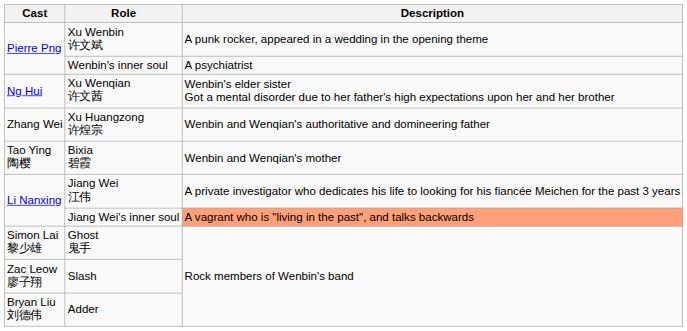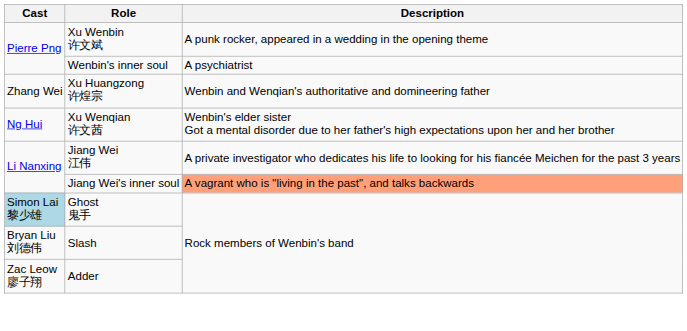rows swapped: (99, 90) <-> (106, 123)
- row: (80, 157)
(33, 242) no background -> (33, 208) lightblue background
(32, 275) Zac Leow 廖子翔 -> (31, 242) Bryan Liu 刘德伟
(31, 309) Bryan Liu 刘德伟 -> (32, 275) Zac Leow 廖子翔
